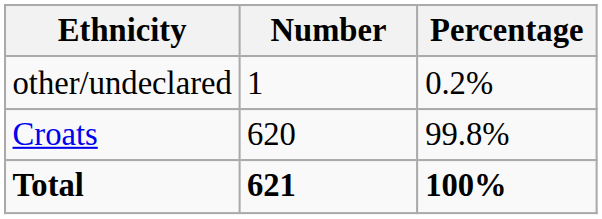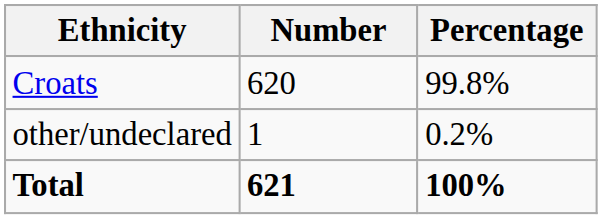rows swapped: (55, 133) <-> (122, 82)
